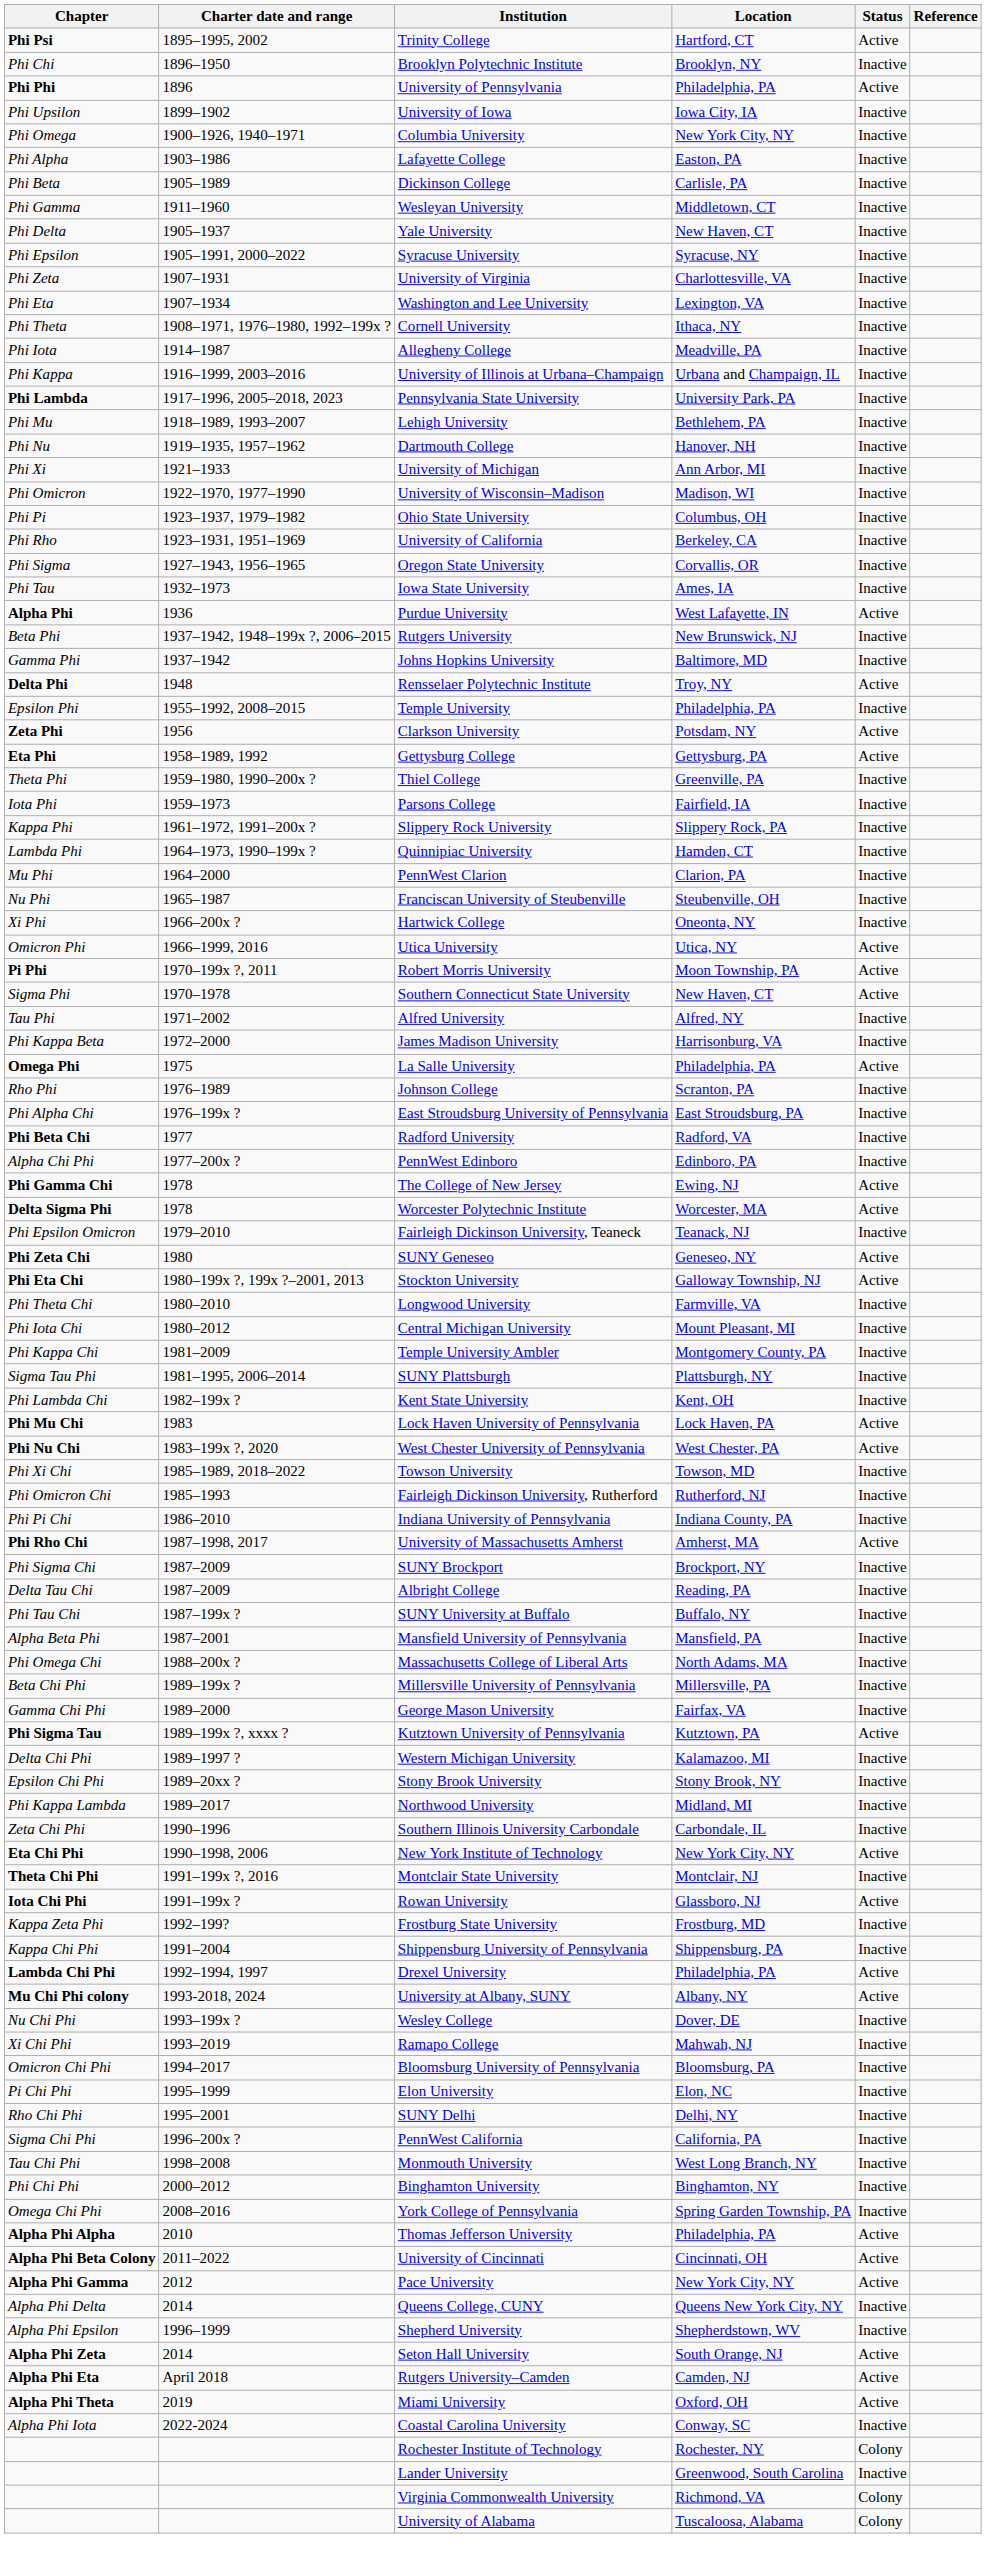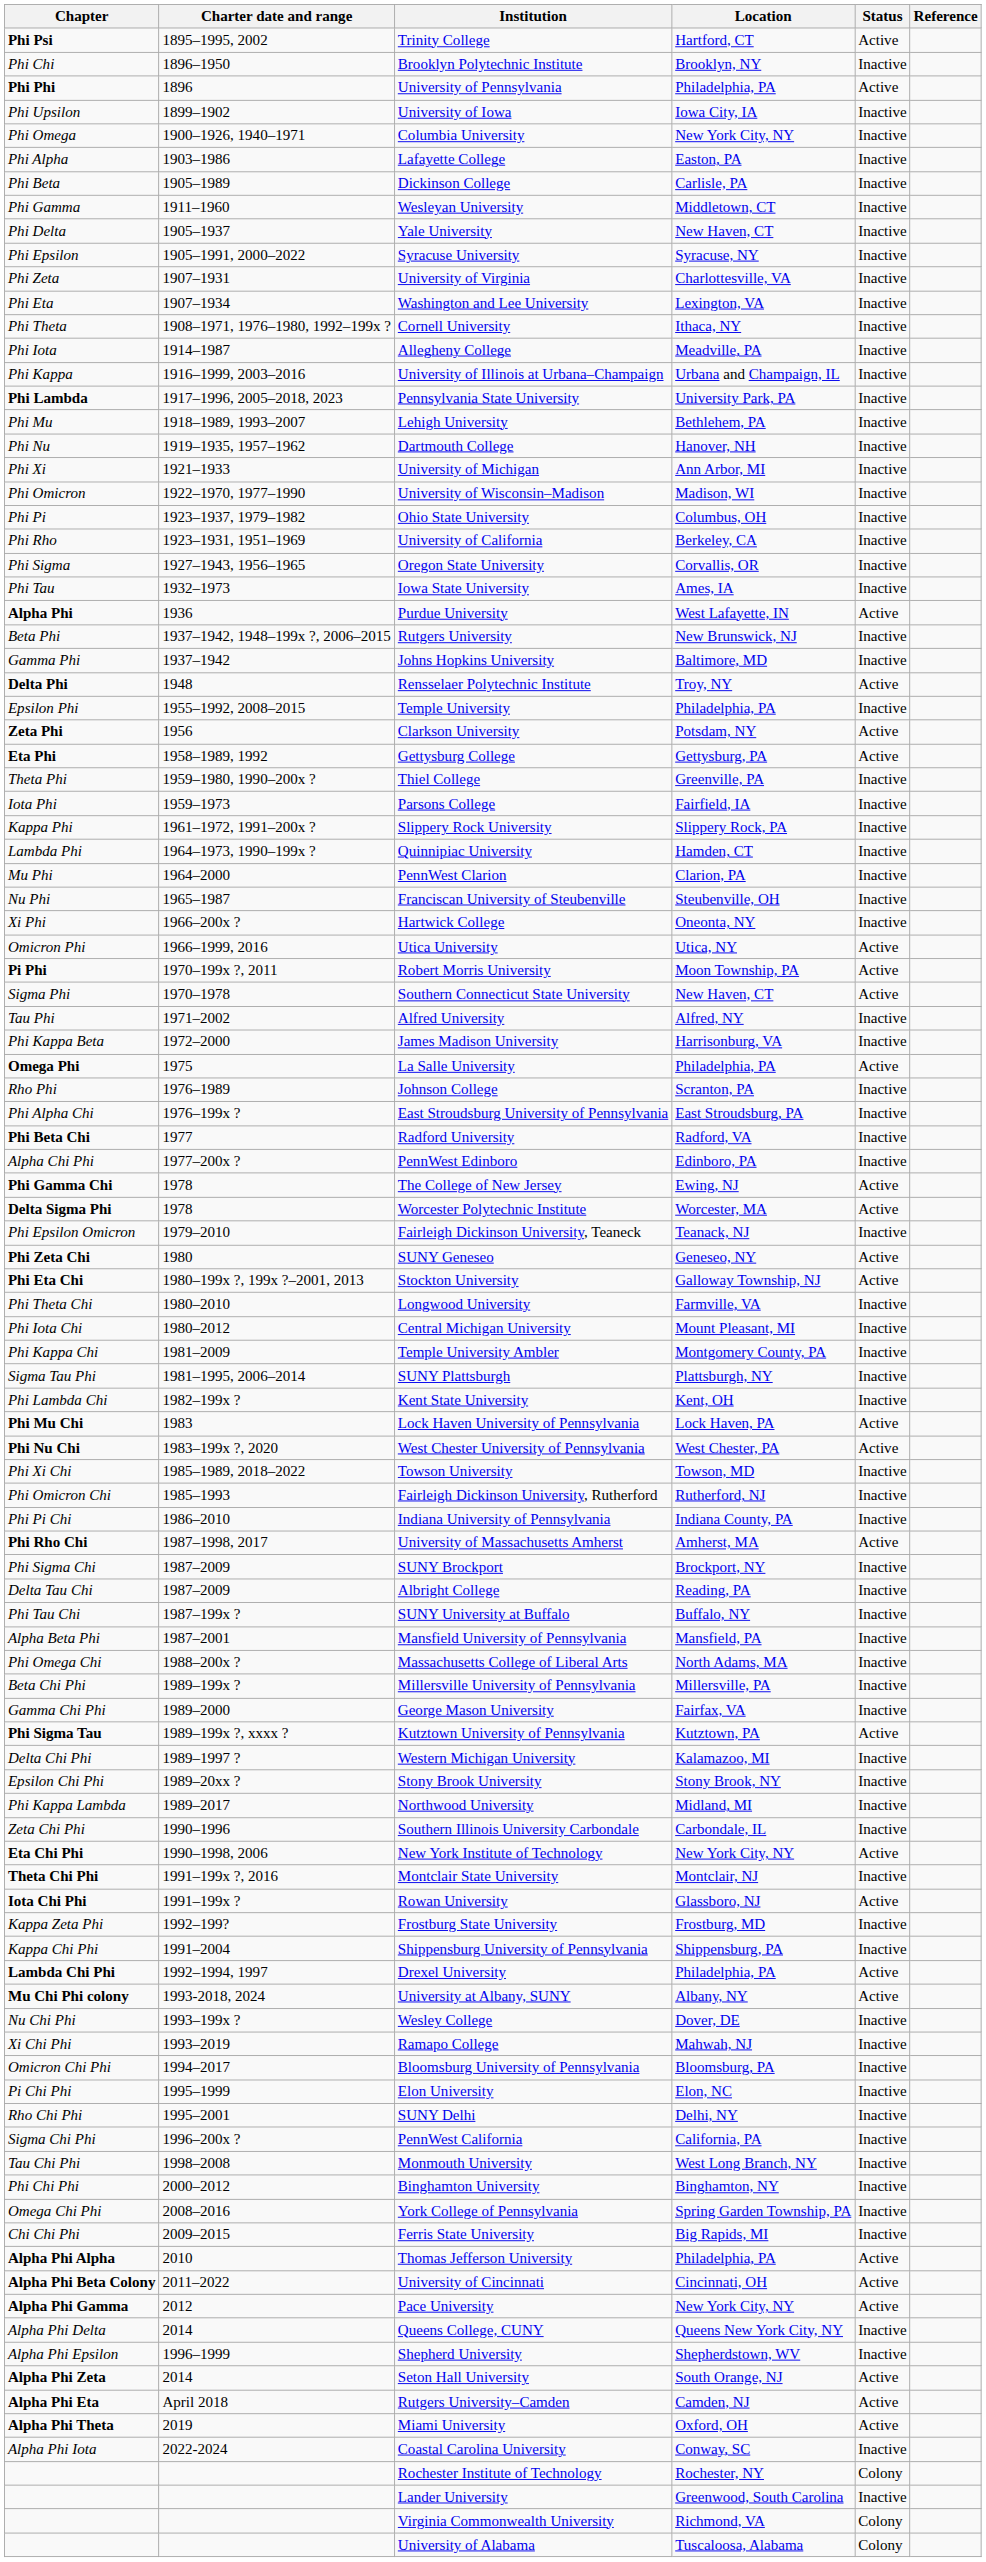+ row: (466, 2234)
